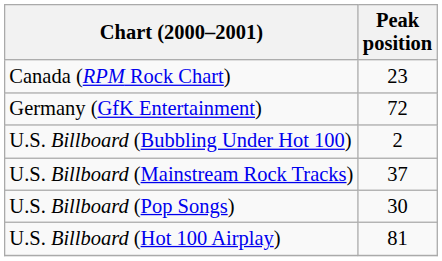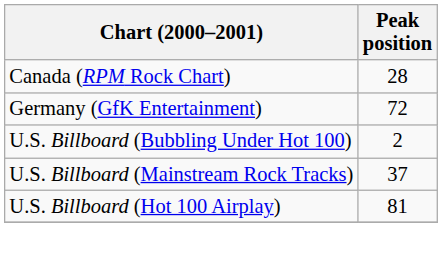(397, 76) 23 -> (397, 76) 28
- row: (122, 206)
